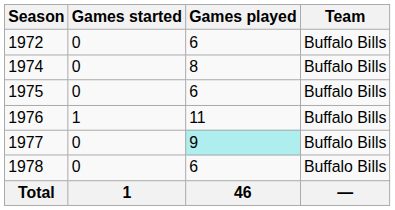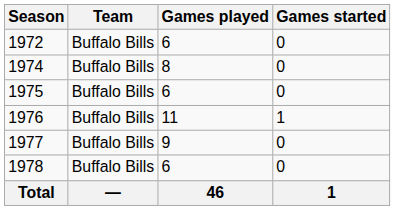columns swapped: (345, 17) <-> (127, 17)
(194, 142) paleturquoise background -> (166, 142) no background
